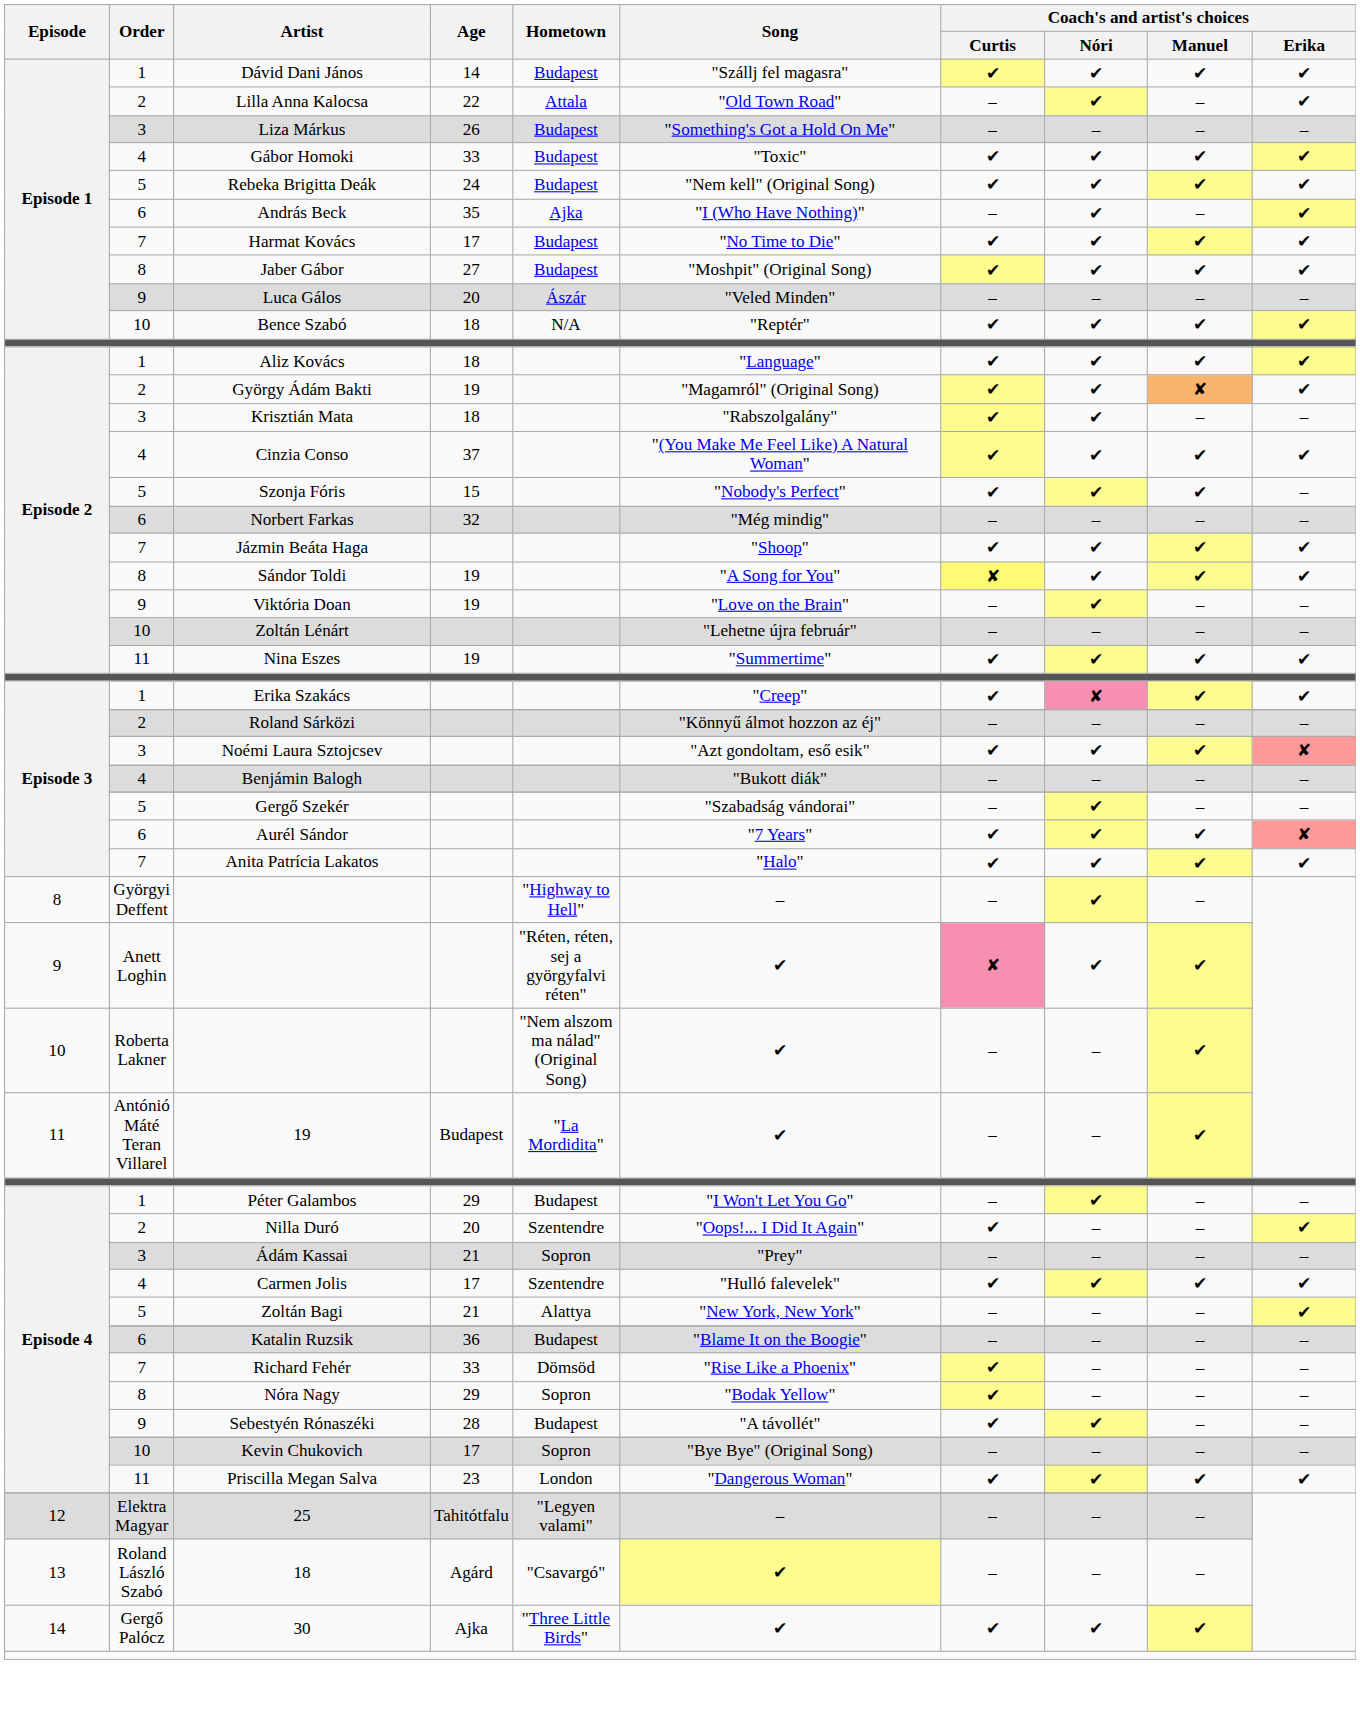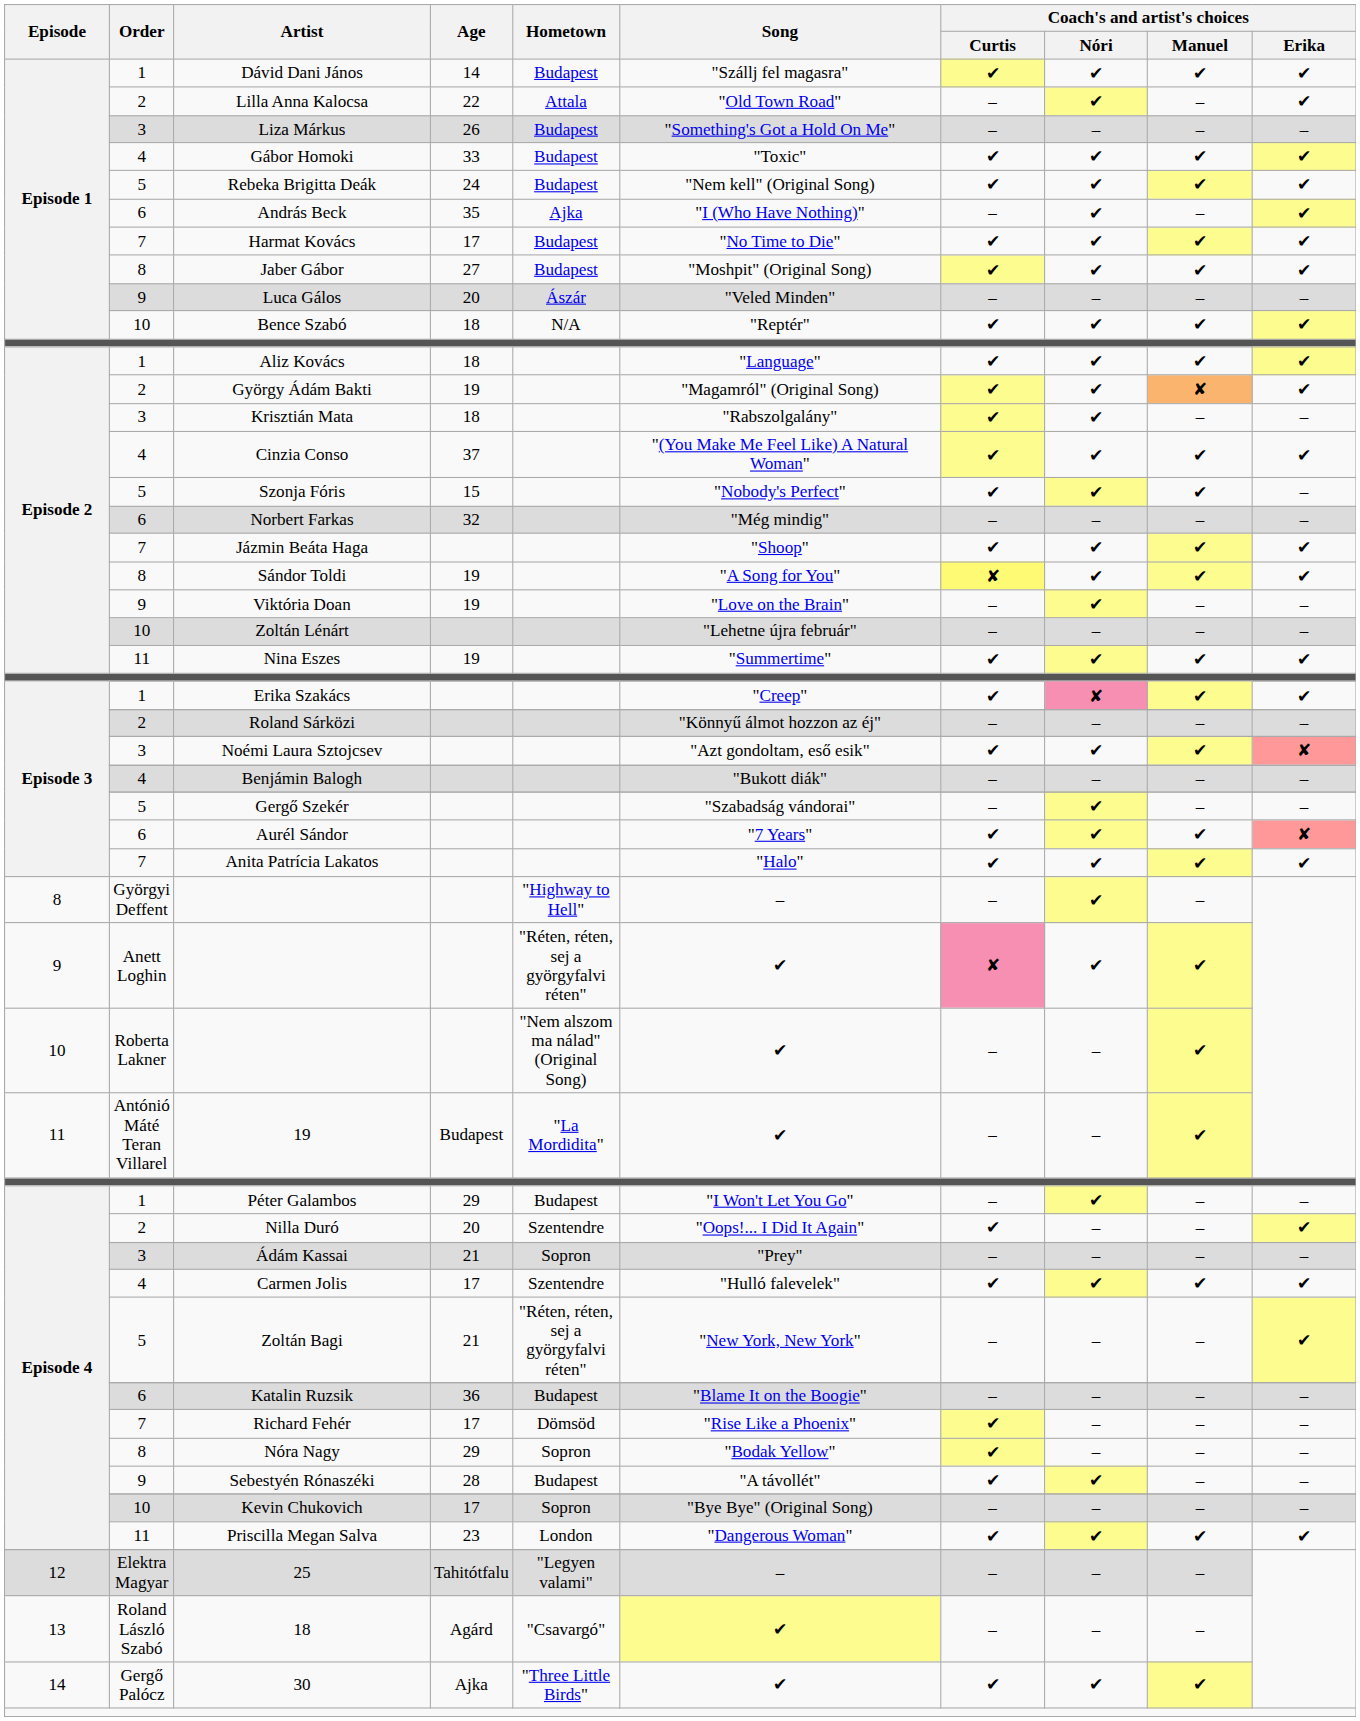(566, 1311) Alattya -> (566, 1339) "Réten, réten, sej a györgyfalvi réten"
(471, 1366) 33 -> (471, 1423) 17
